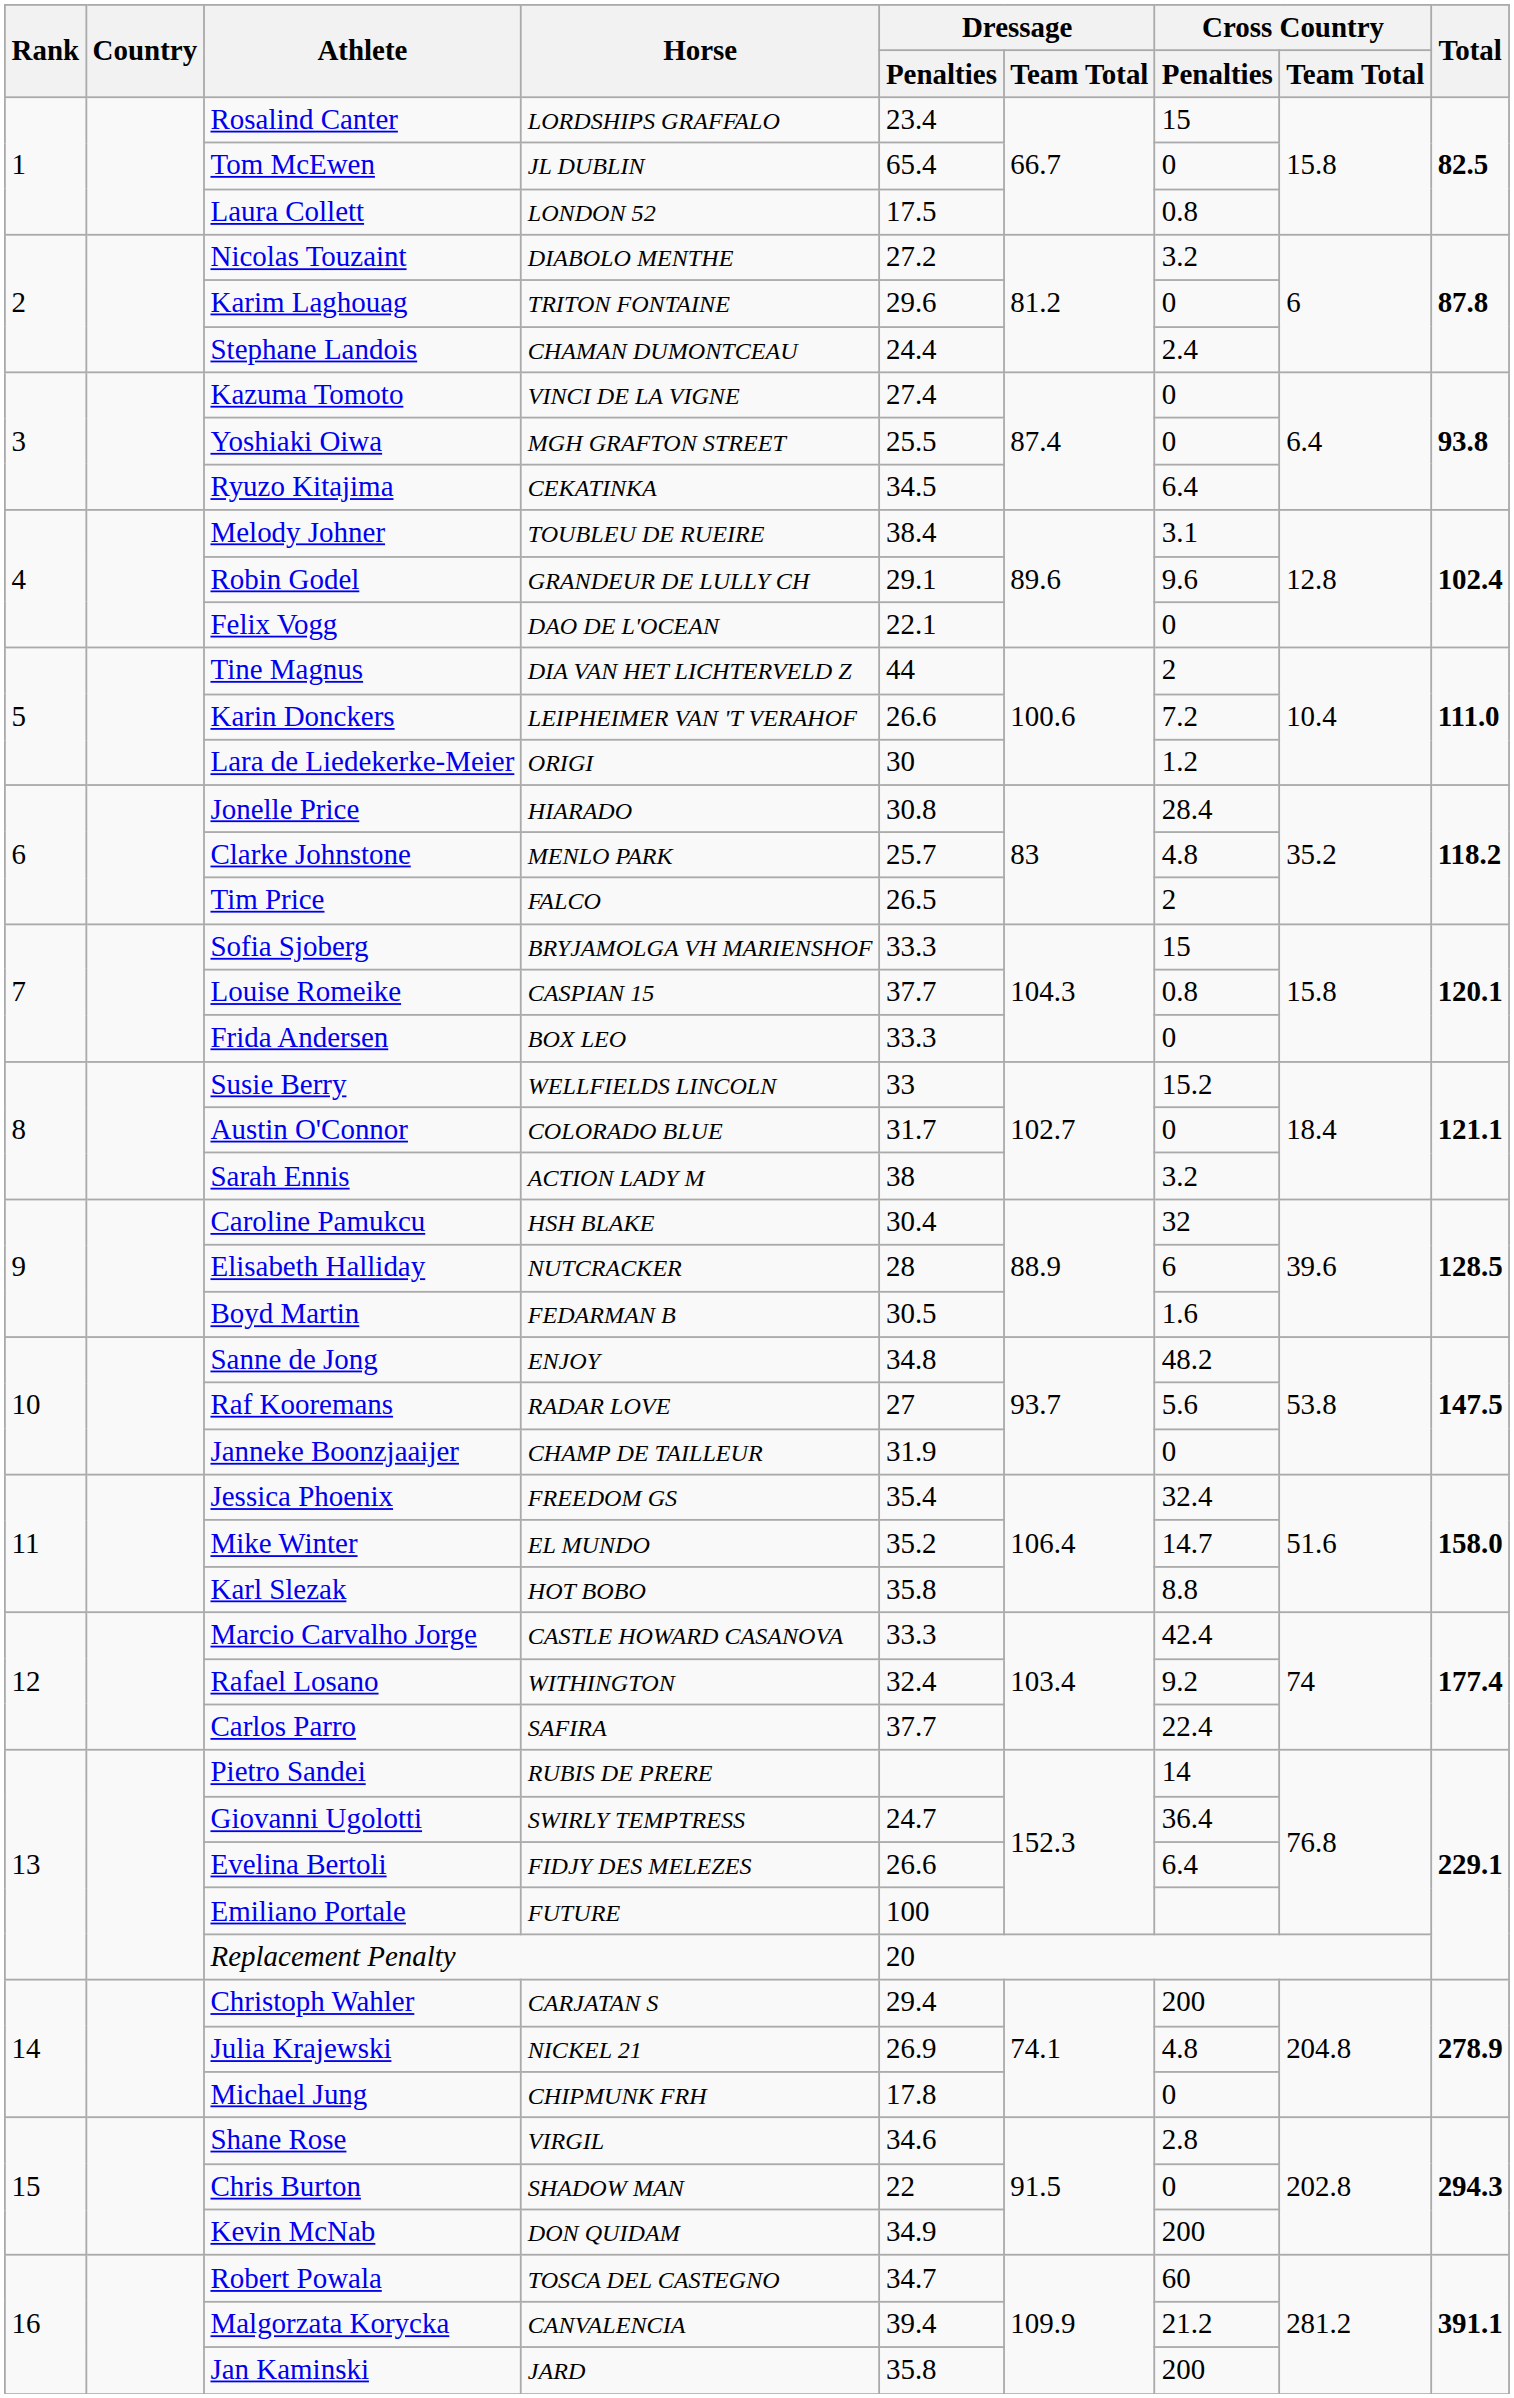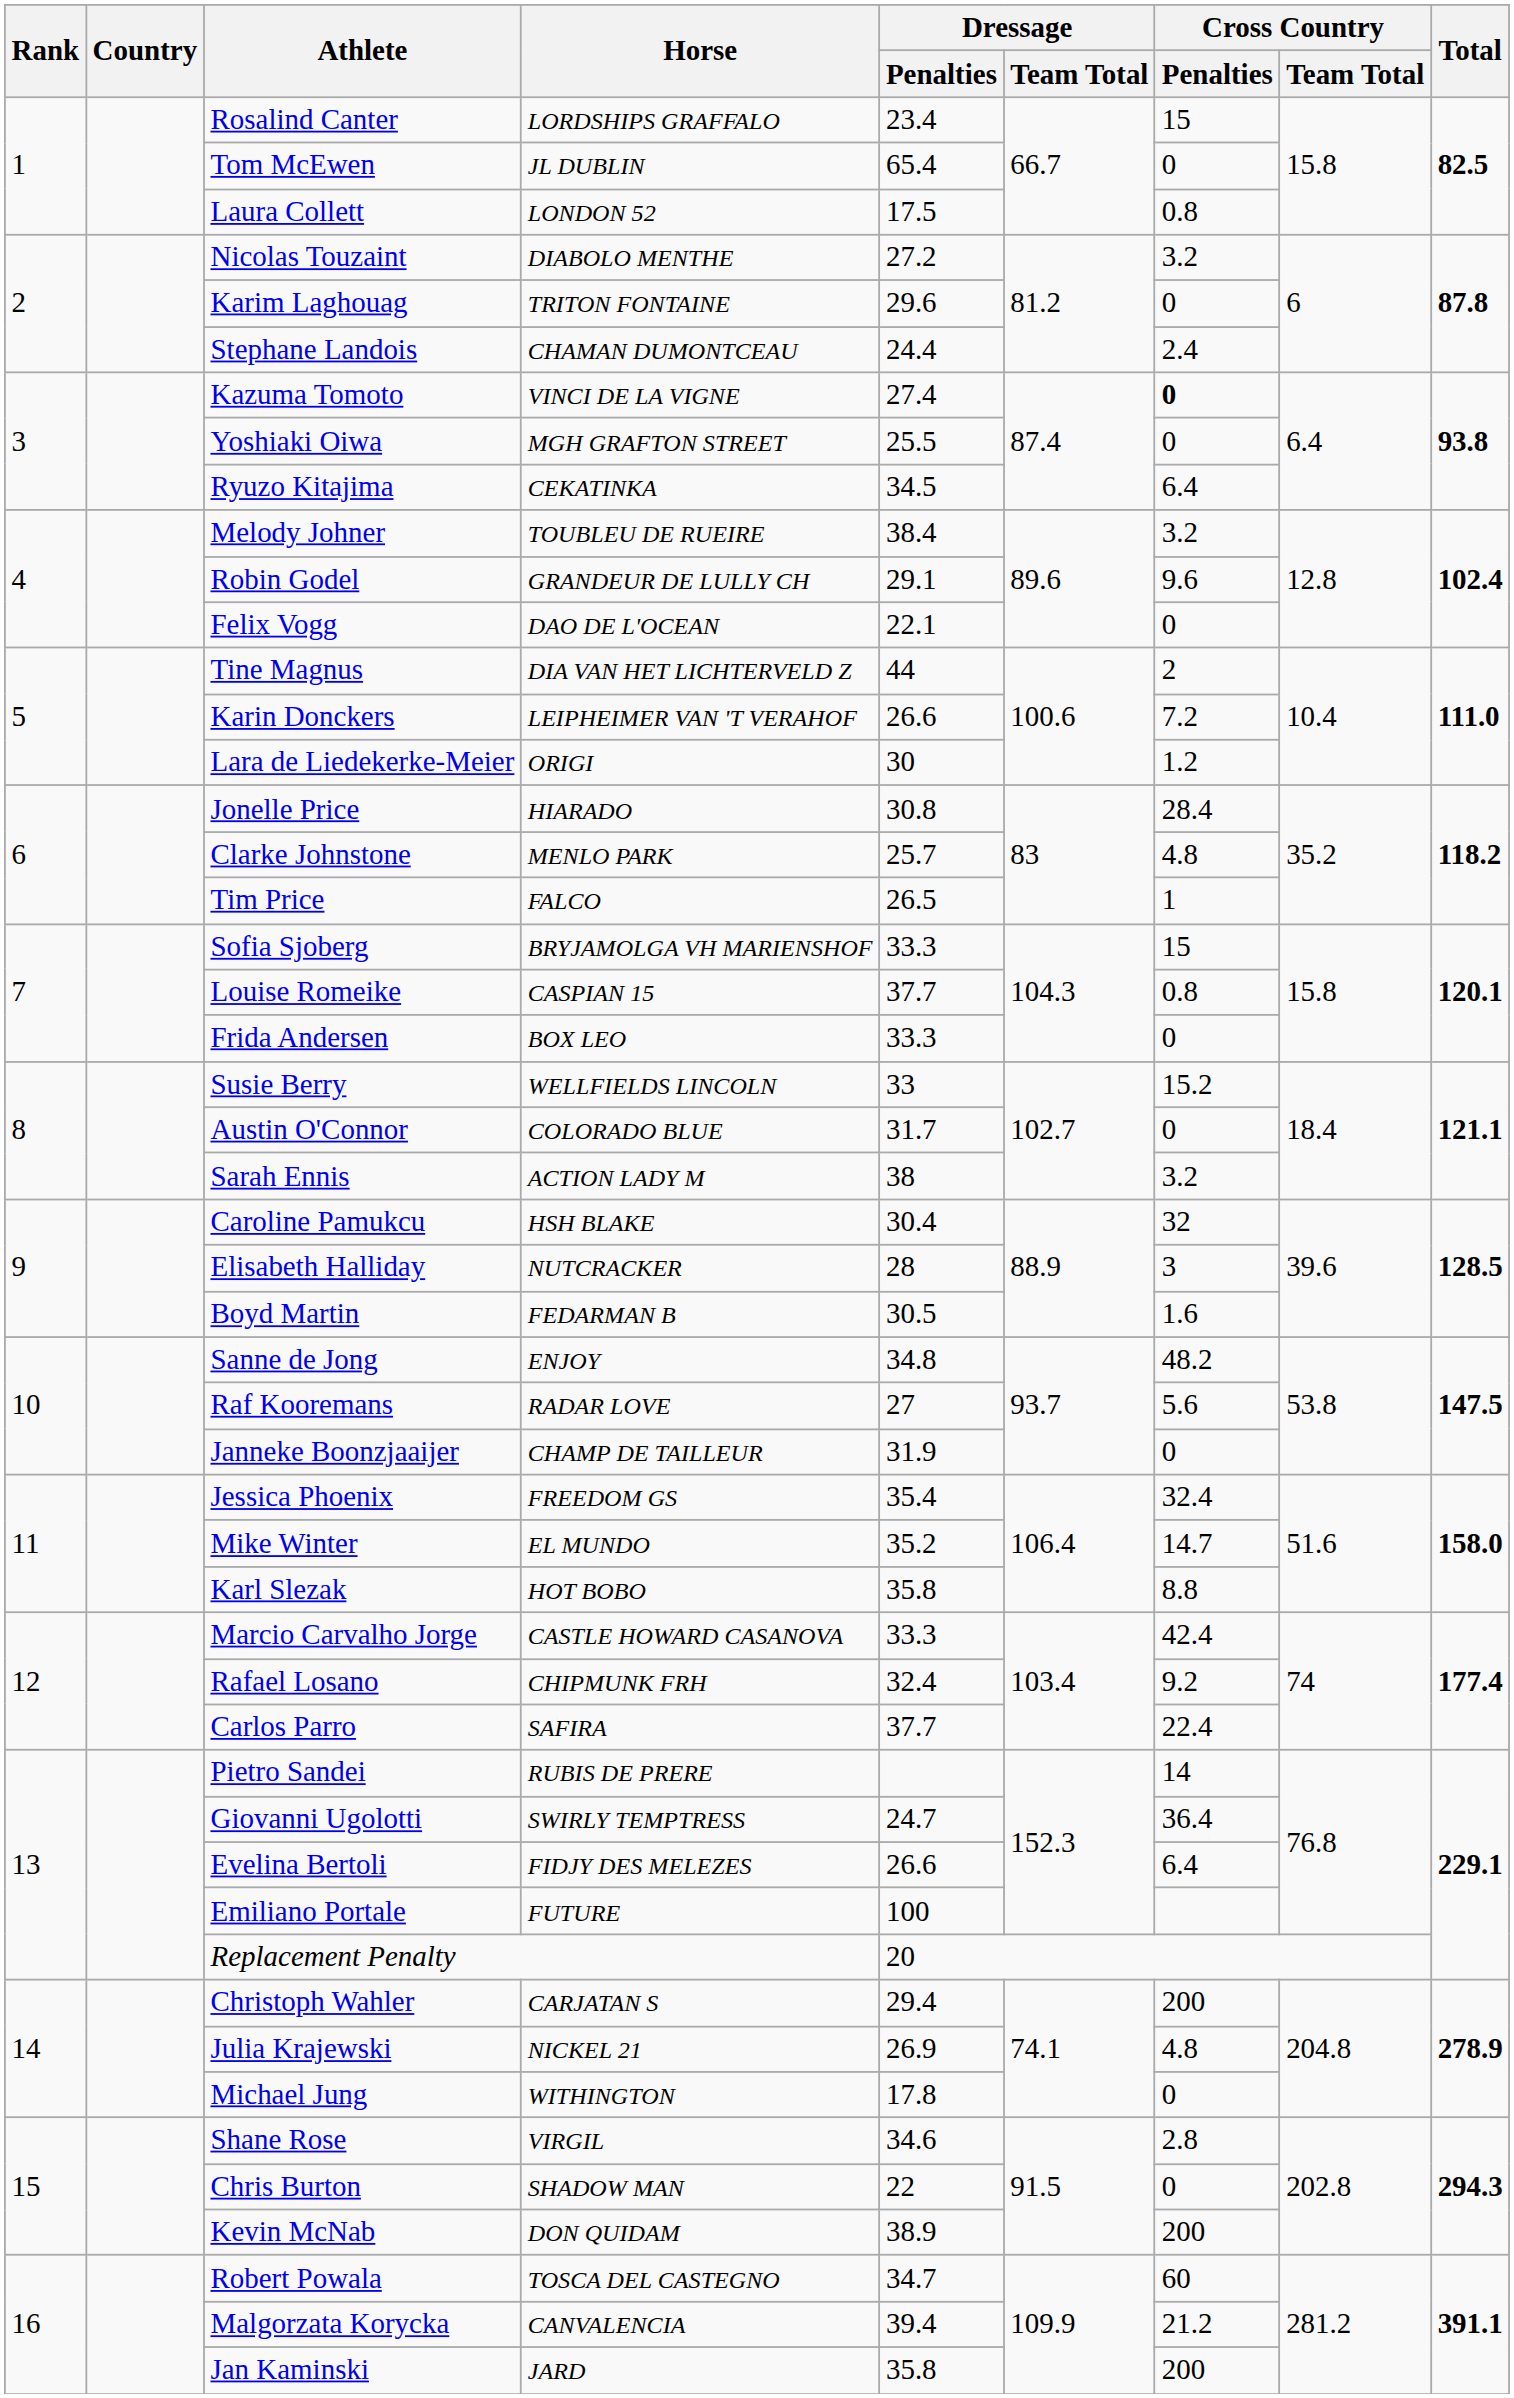(1169, 394) normal -> (1169, 394) bold
(1180, 532) 3.1 -> (1180, 532) 3.2
(1169, 900) 2 -> (1169, 900) 1
(1169, 1267) 6 -> (1169, 1267) 3
(601, 1680) WITHINGTON -> (617, 1680) CHIPMUNK FRH
(617, 2094) CHIPMUNK FRH -> (601, 2094) WITHINGTON
(911, 2232) 34.9 -> (911, 2232) 38.9
